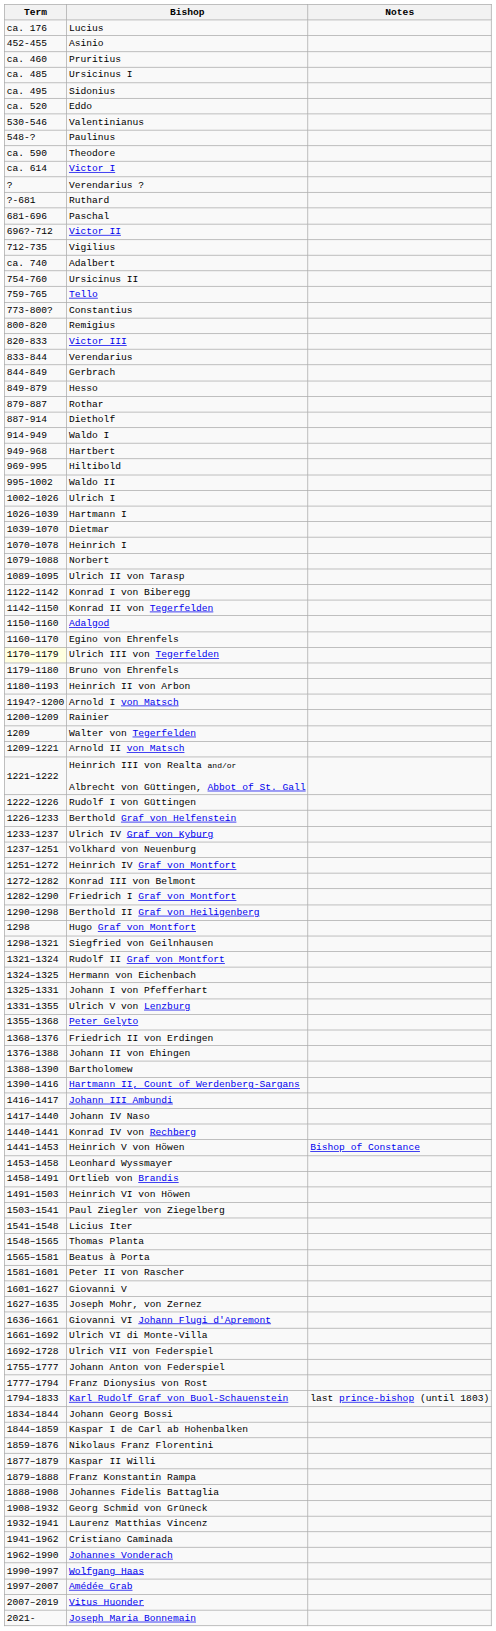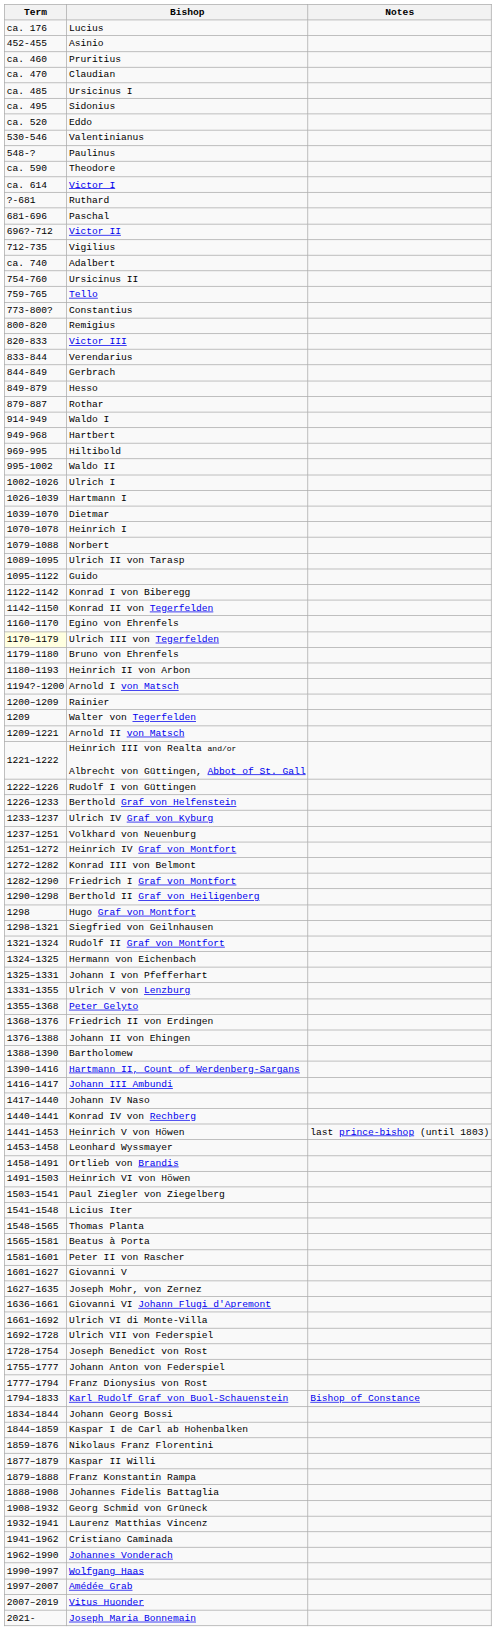+ row: (92, 75)
- row: (106, 185)
- row: (92, 420)
+ row: (83, 577)
- row: (89, 624)
(365, 1148) Bishop of Constance -> (400, 1132) last prince-bishop (until 1803)
+ row: (138, 1351)
(400, 1398) last prince-bishop (until 1803) -> (365, 1398) Bishop of Constance
